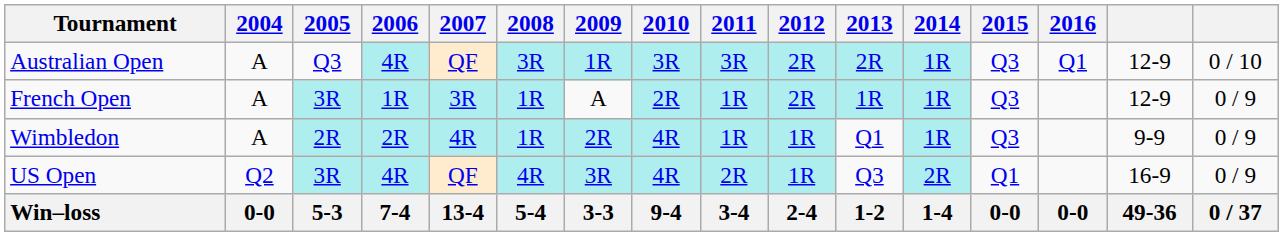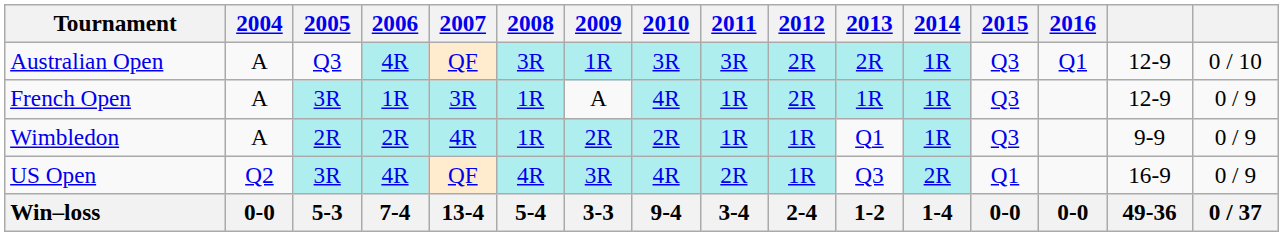(666, 98) 2R -> (666, 98) 4R
(666, 136) 4R -> (666, 136) 2R
